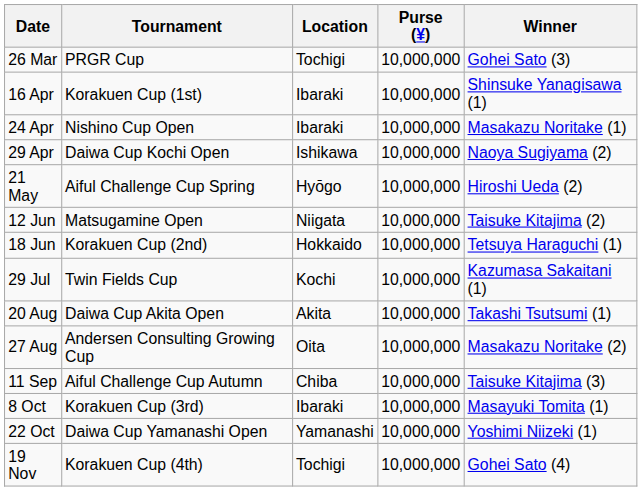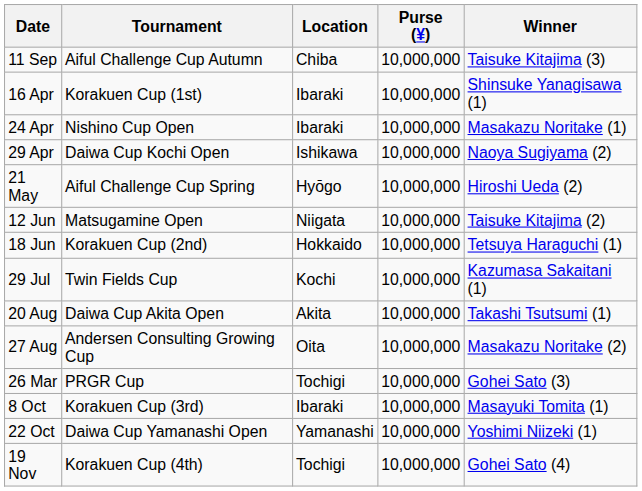rows swapped: (33, 60) <-> (33, 381)
